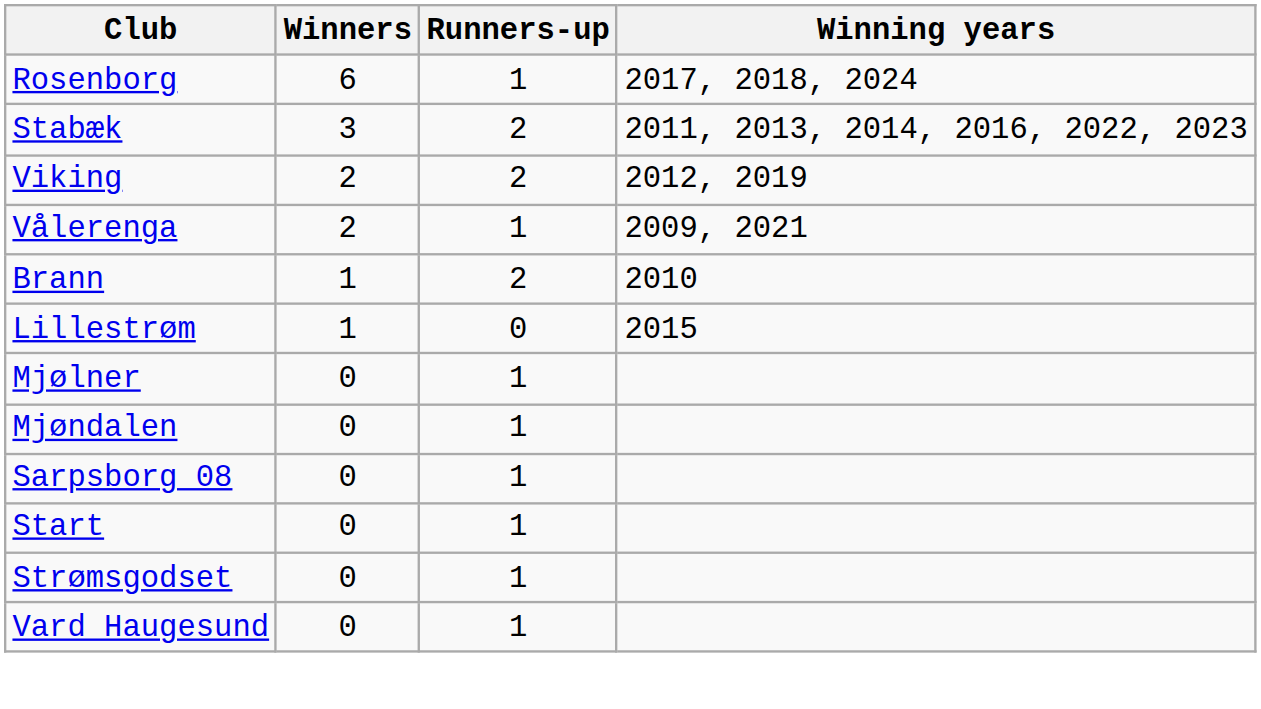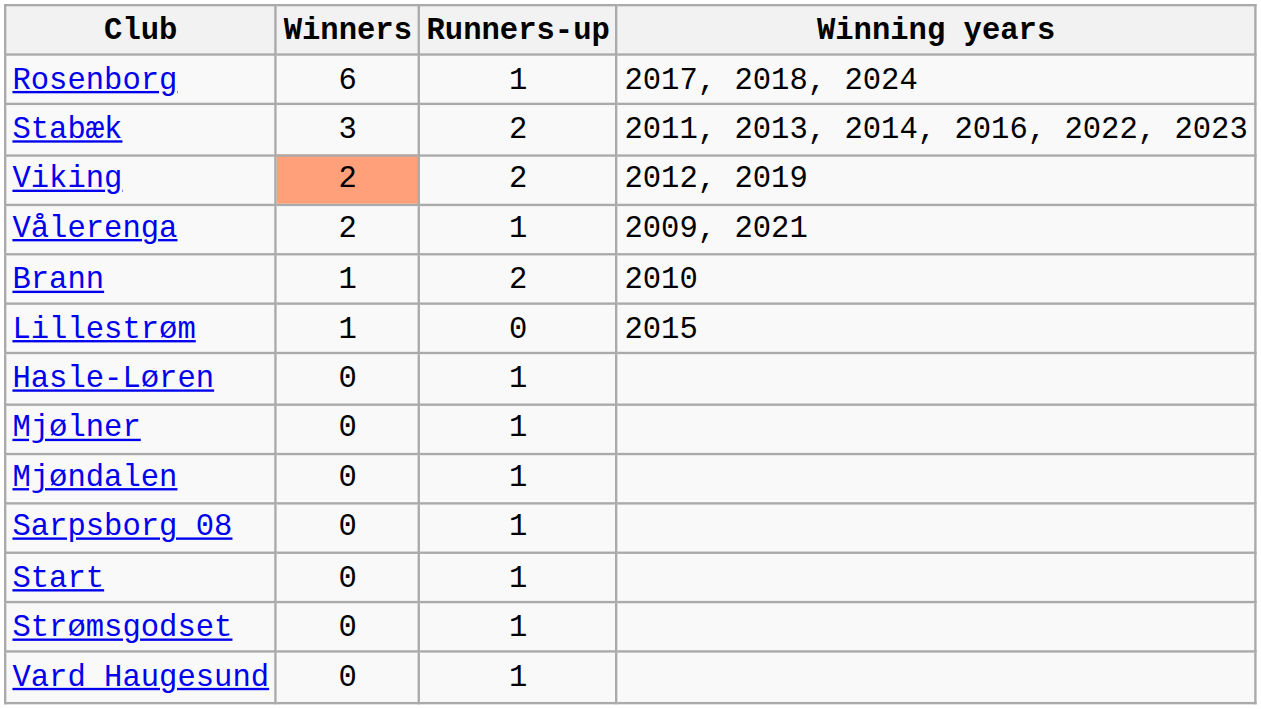(348, 179) no background -> (348, 179) lightsalmon background
+ row: (113, 379)
